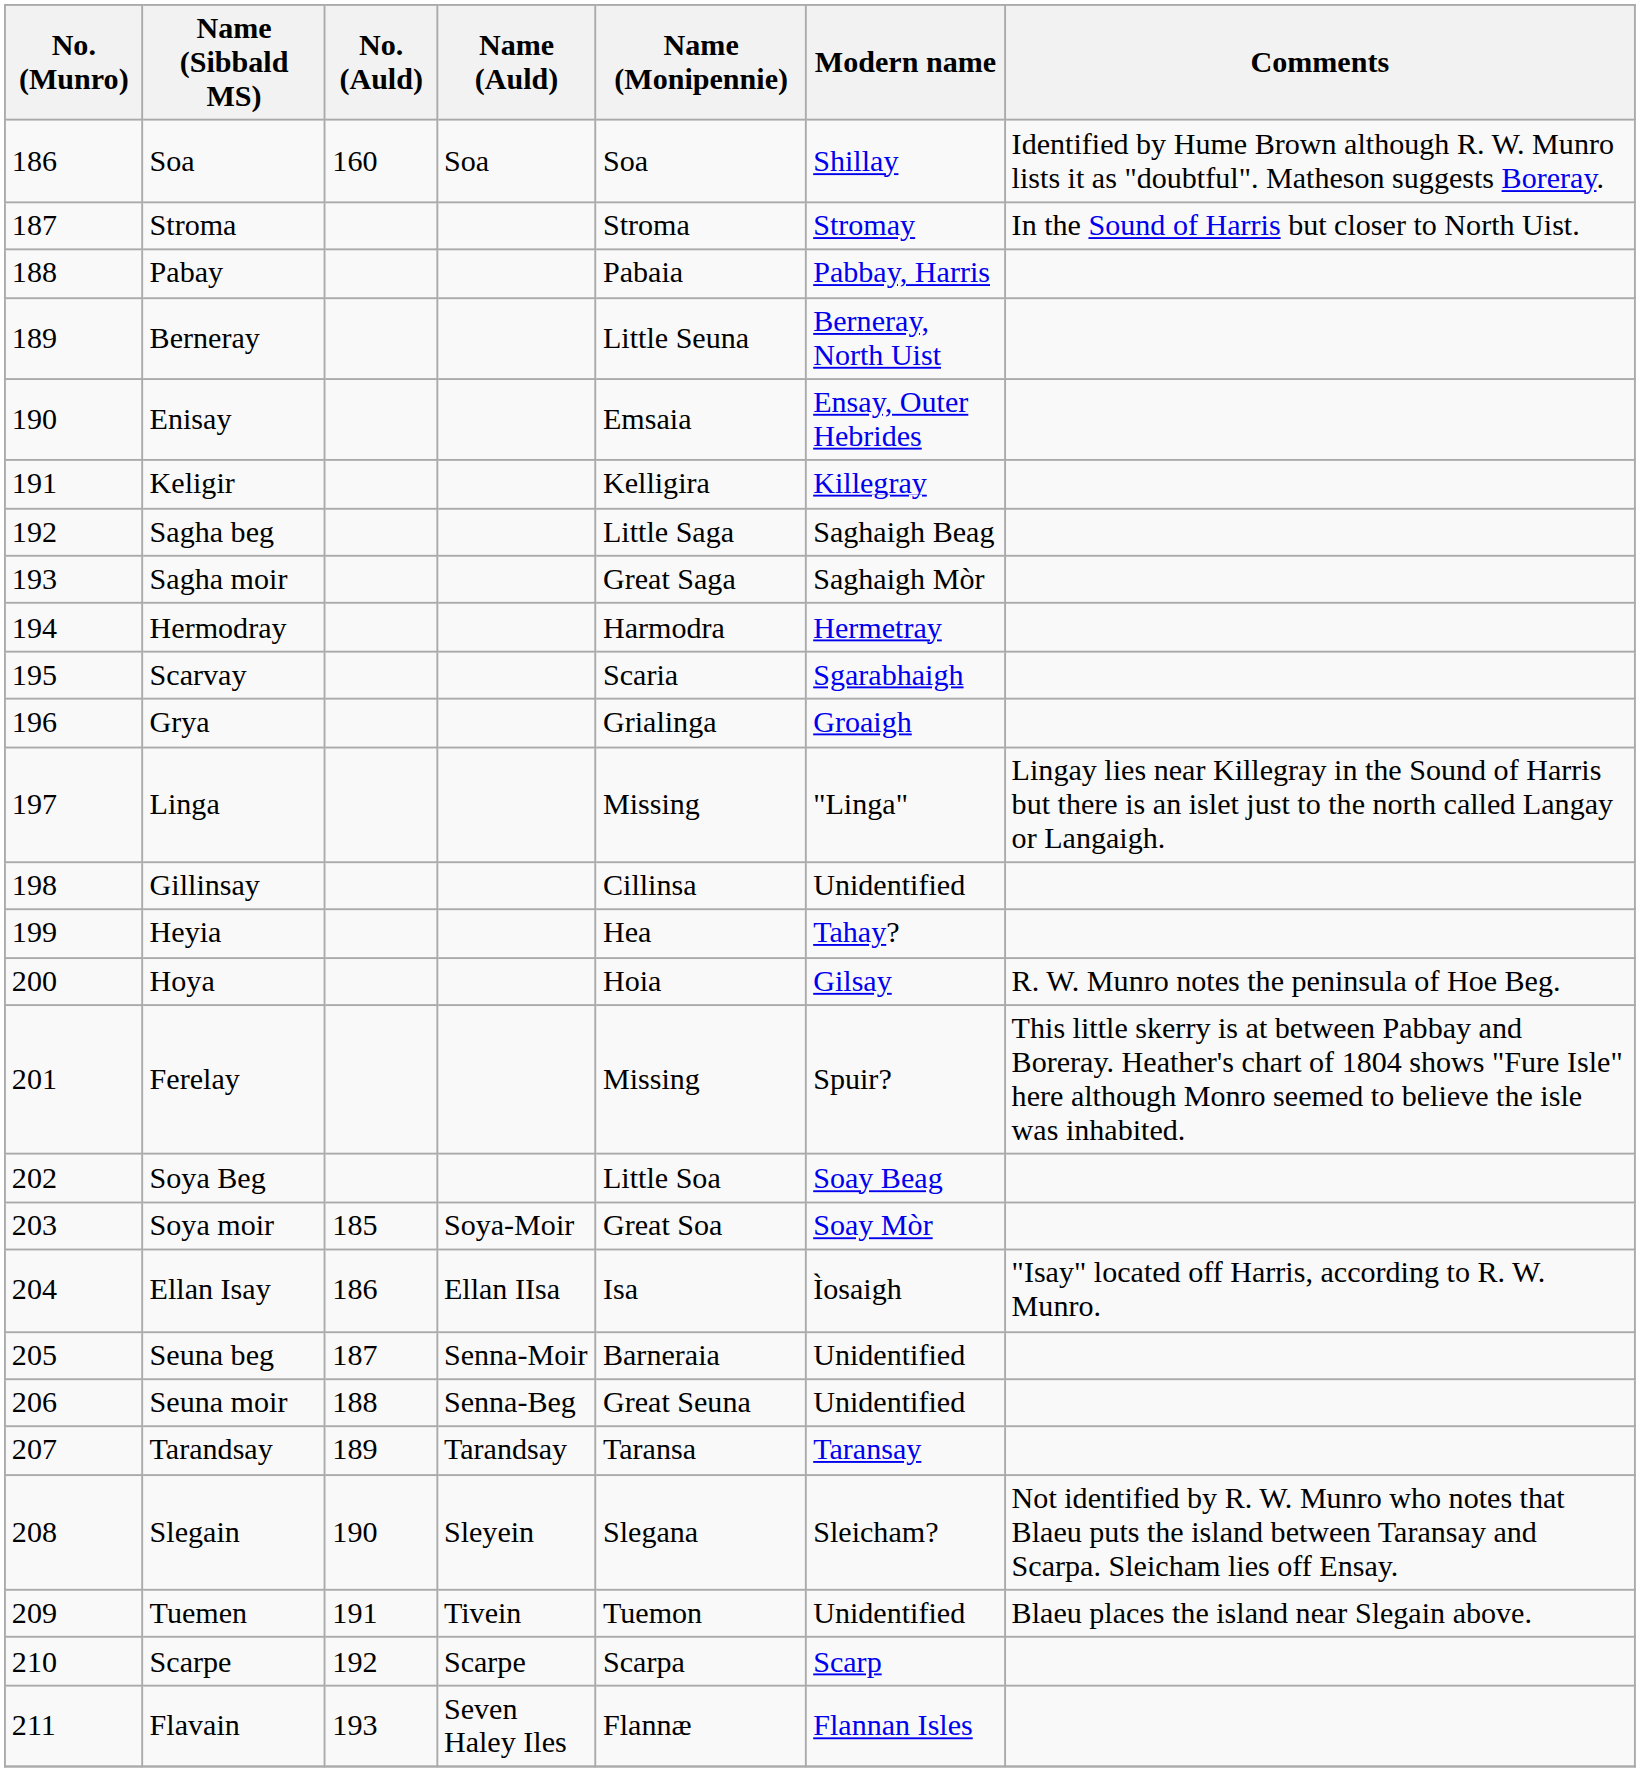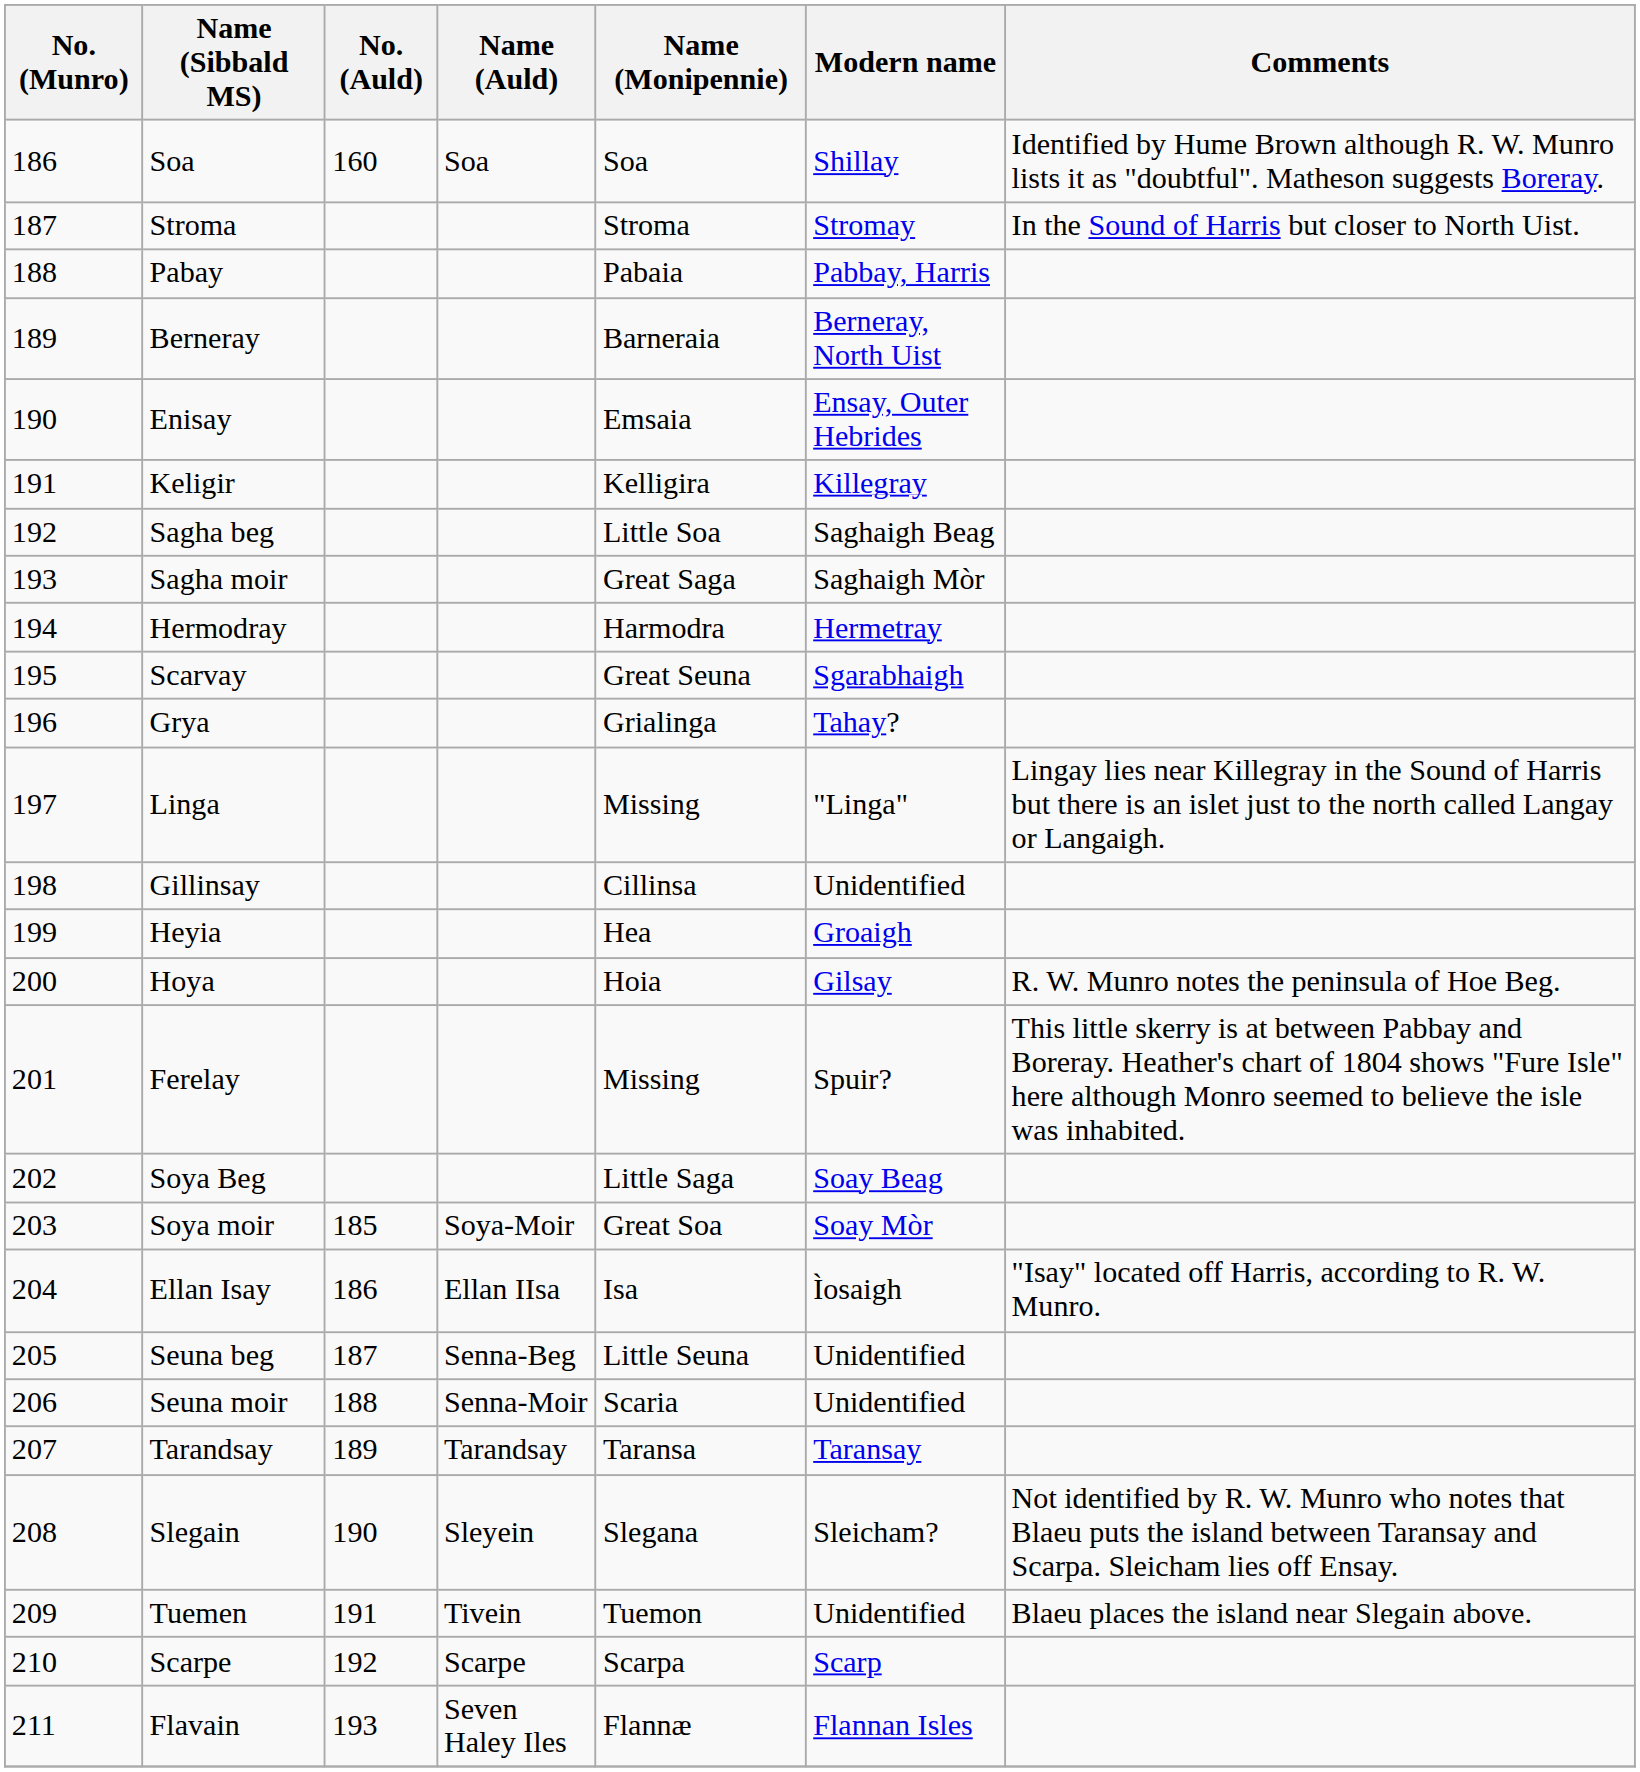(676, 337) Little Seuna -> (661, 337) Barneraia
(669, 531) Little Saga -> (662, 531) Little Soa
(641, 674) Scaria -> (677, 674) Great Seuna
(862, 722) Groaigh -> (856, 722) Tahay?
(856, 933) Tahay? -> (862, 933) Groaigh
(662, 1177) Little Soa -> (669, 1177) Little Saga
(516, 1354) Senna-Moir -> (510, 1354) Senna-Beg
(661, 1354) Barneraia -> (676, 1354) Little Seuna
(510, 1402) Senna-Beg -> (516, 1402) Senna-Moir
(677, 1402) Great Seuna -> (641, 1402) Scaria
